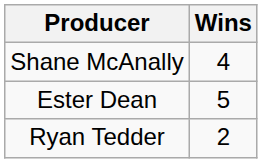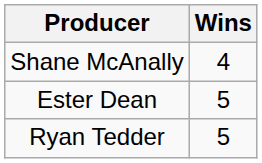(223, 137) 2 -> (223, 137) 5
